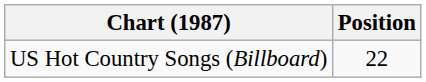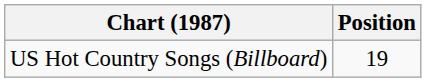(377, 58) 22 -> (377, 58) 19
